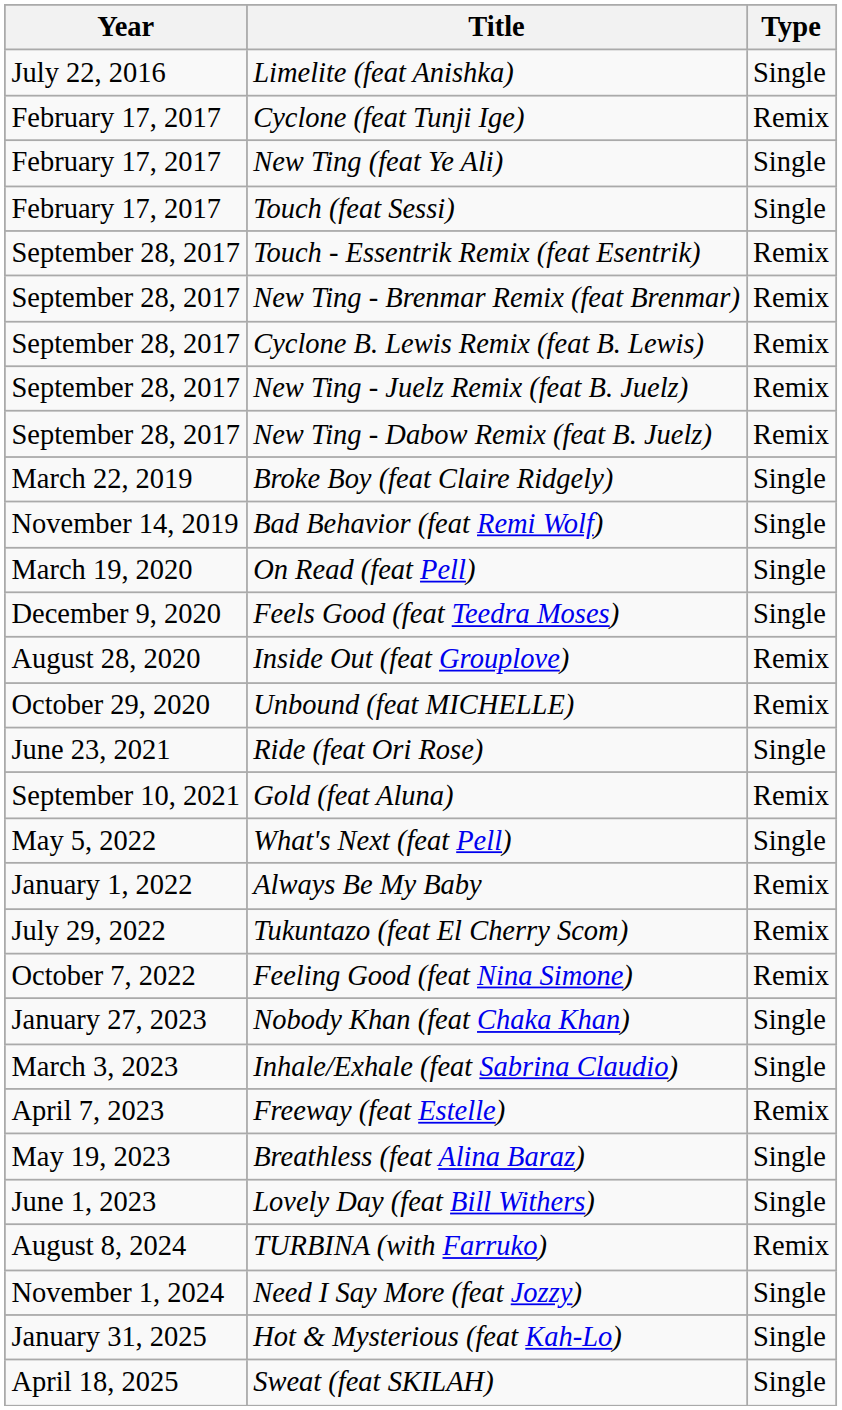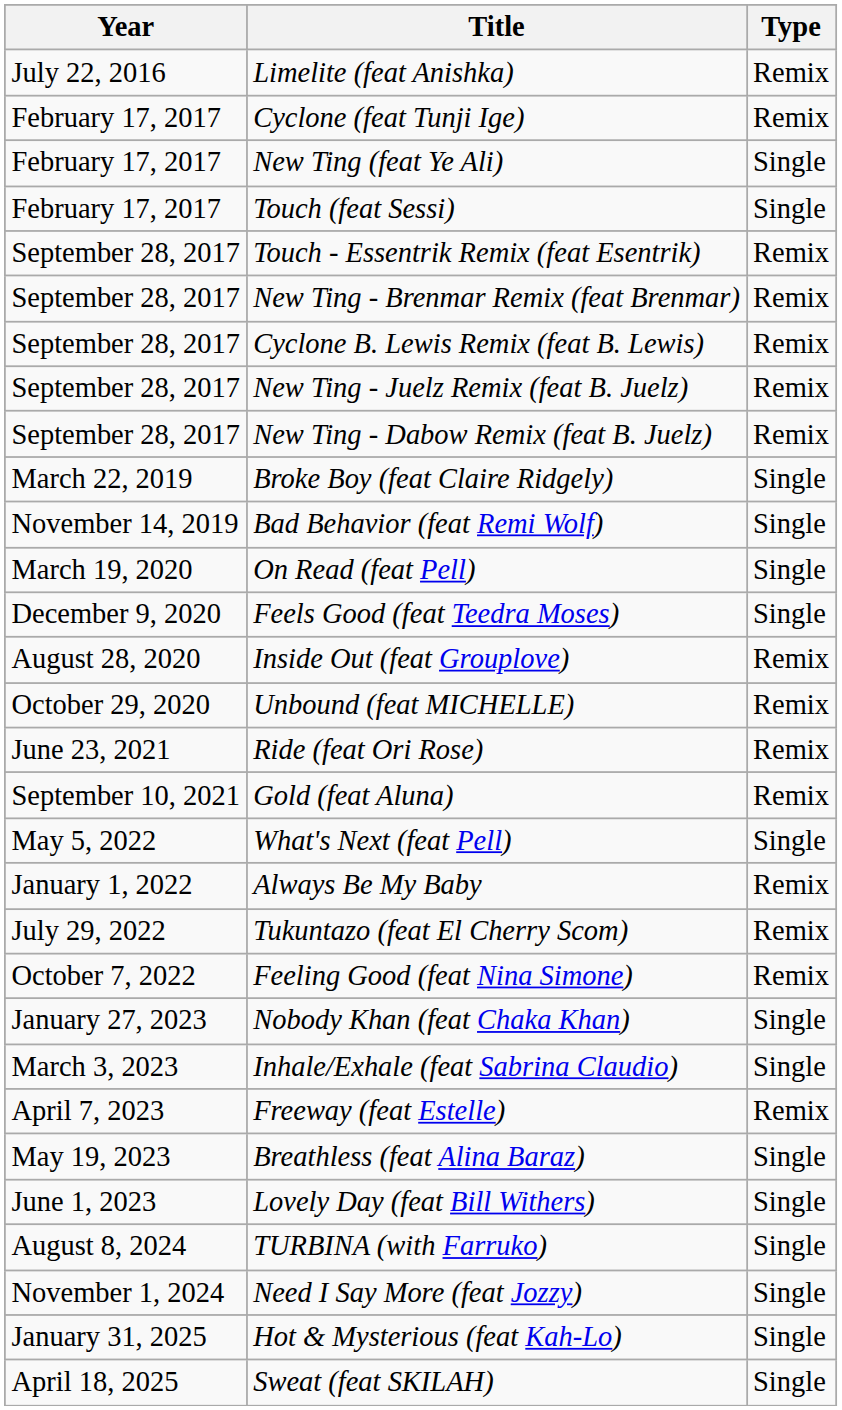(789, 72) Single -> (791, 72) Remix
(789, 749) Single -> (791, 749) Remix
(791, 1246) Remix -> (789, 1246) Single
